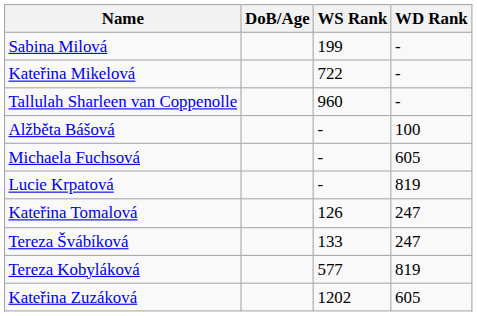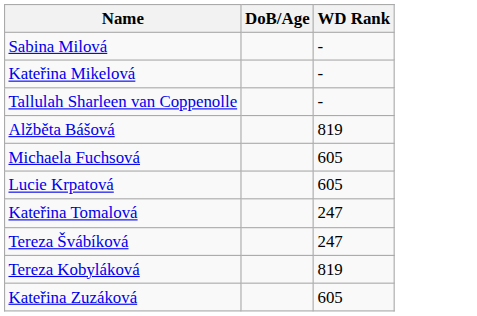- column: (352, 18)
(408, 129) 100 -> (330, 129) 819
(408, 185) 819 -> (330, 185) 605
